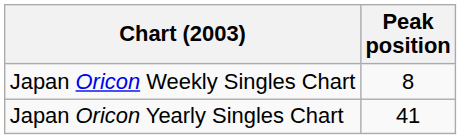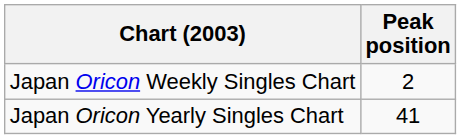(408, 81) 8 -> (408, 81) 2
